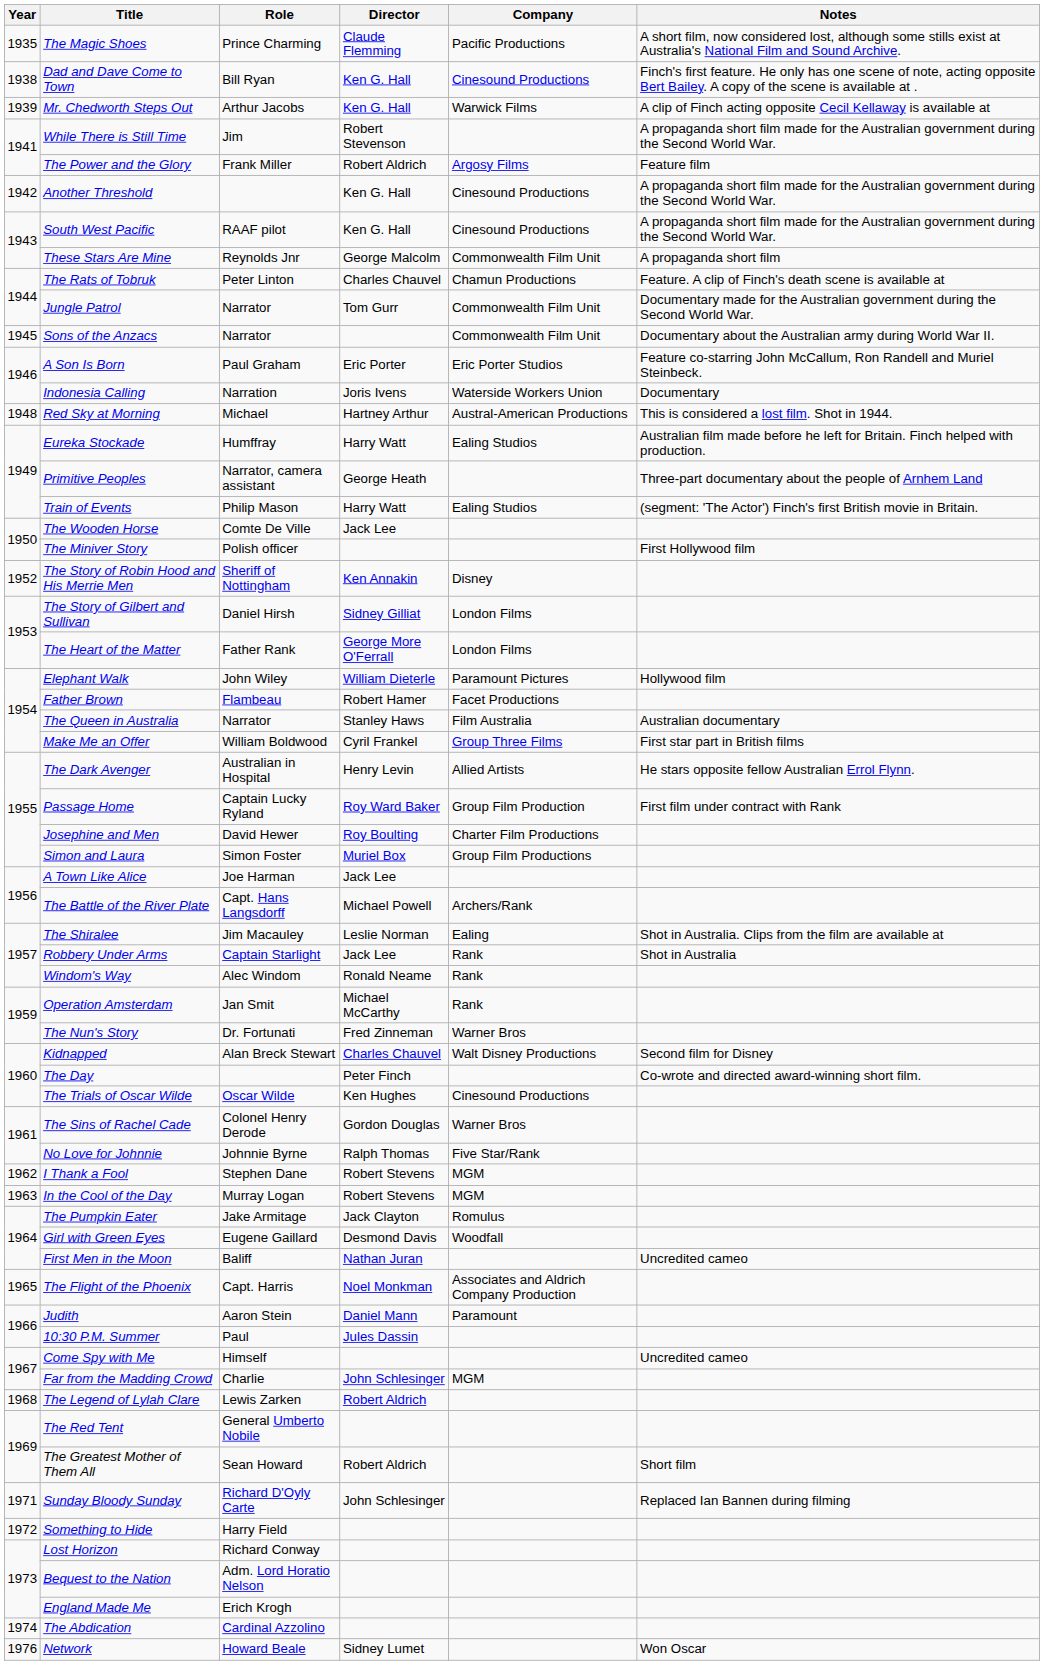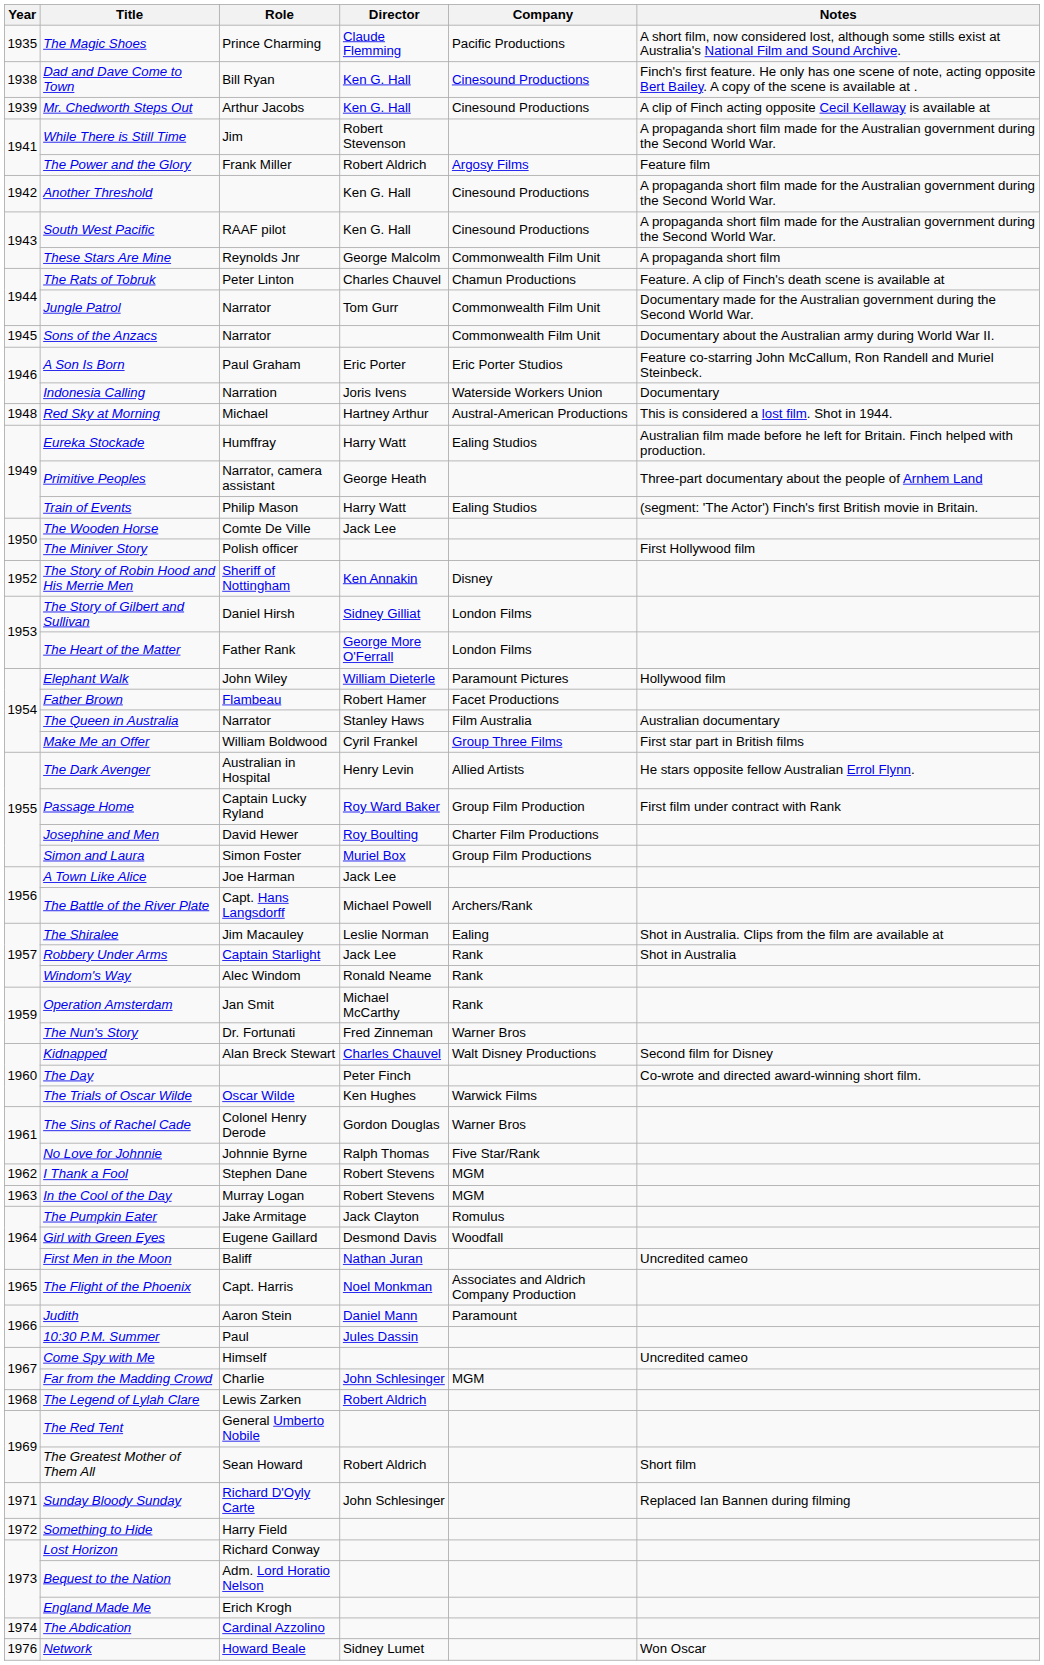(494, 108) Warwick Films -> (521, 108) Cinesound Productions
(521, 1096) Cinesound Productions -> (494, 1096) Warwick Films
